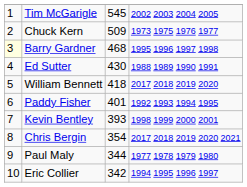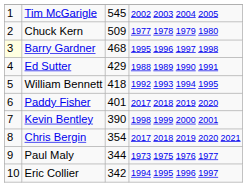(175, 31) 1973 1975 1976 1977 -> (175, 31) 1977 1978 1979 1980
(117, 66) 430 -> (117, 66) 429
(175, 84) 2017 2018 2019 2020 -> (175, 84) 1992 1993 1994 1995
(175, 102) 1992 1993 1994 1995 -> (175, 102) 2017 2018 2019 2020
(117, 119) 393 -> (117, 119) 390
(175, 155) 1977 1978 1979 1980 -> (175, 155) 1973 1975 1976 1977
